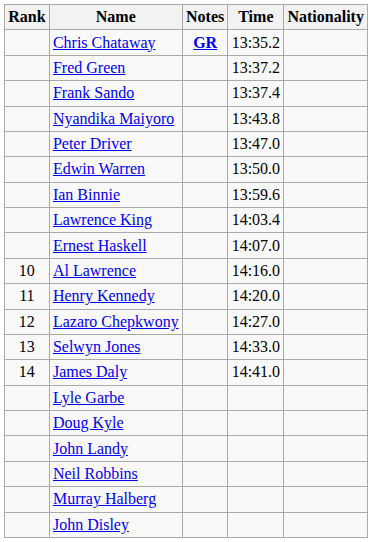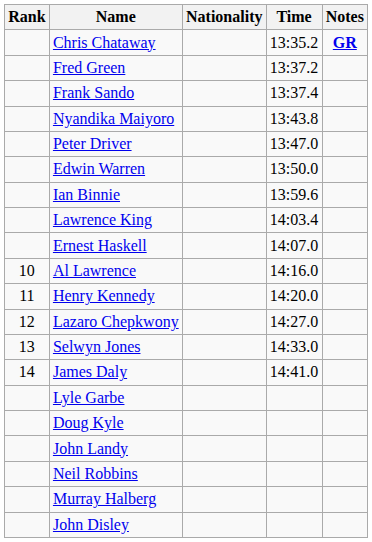columns swapped: (326, 17) <-> (205, 17)
